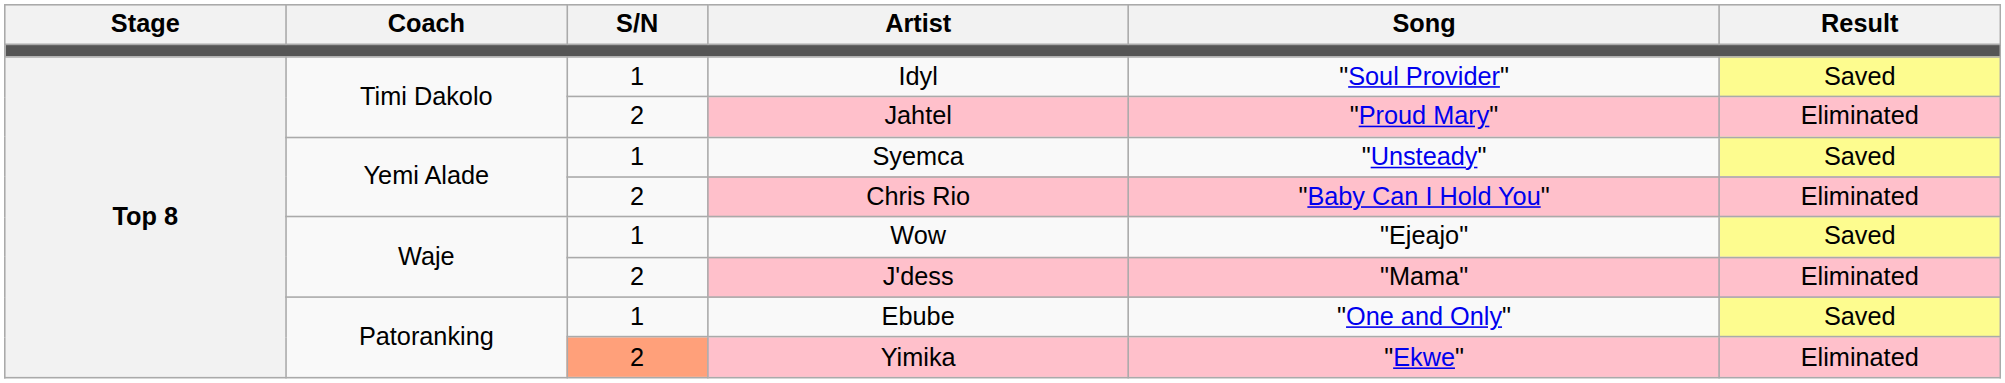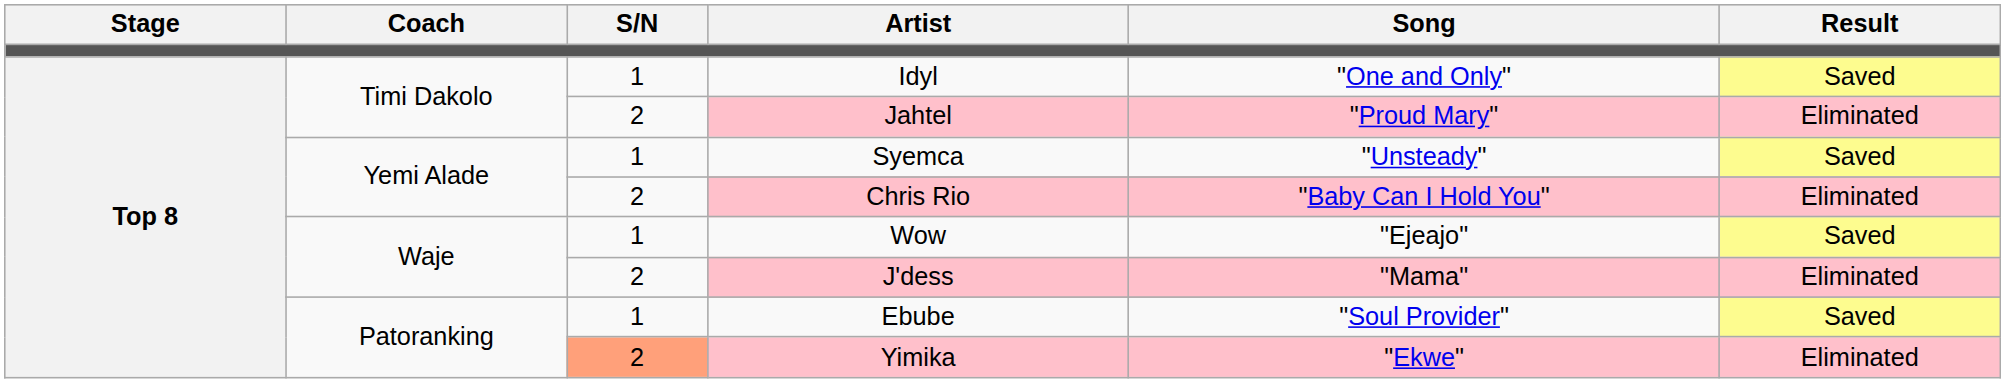(1424, 76) "Soul Provider" -> (1424, 76) "One and Only"
(1424, 316) "One and Only" -> (1424, 316) "Soul Provider"
